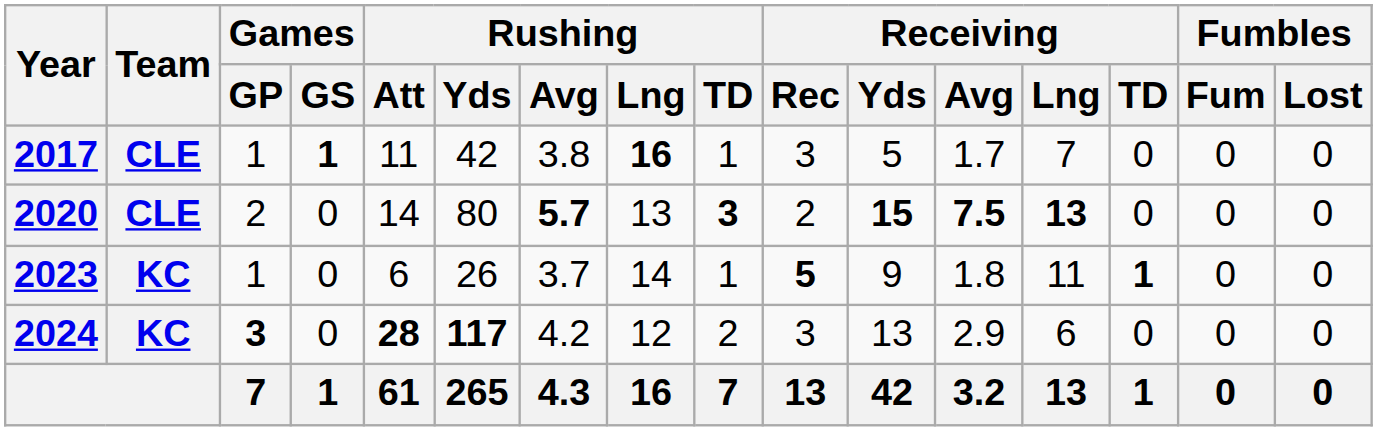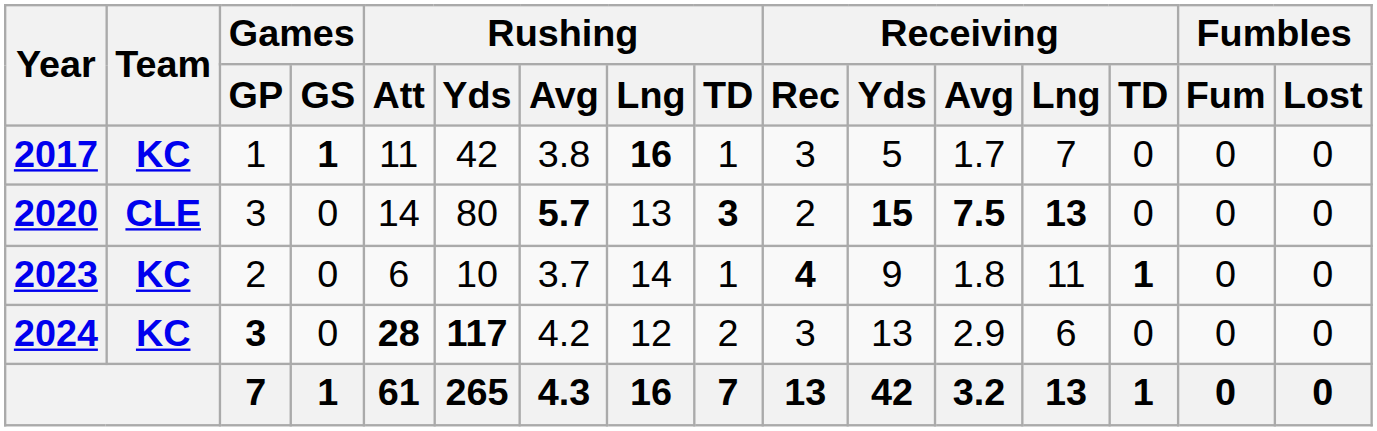(163, 154) CLE -> (163, 154) KC
(256, 214) 2 -> (256, 214) 3
(256, 273) 1 -> (256, 273) 2
(477, 273) 26 -> (477, 273) 10
(805, 273) 5 -> (805, 273) 4
